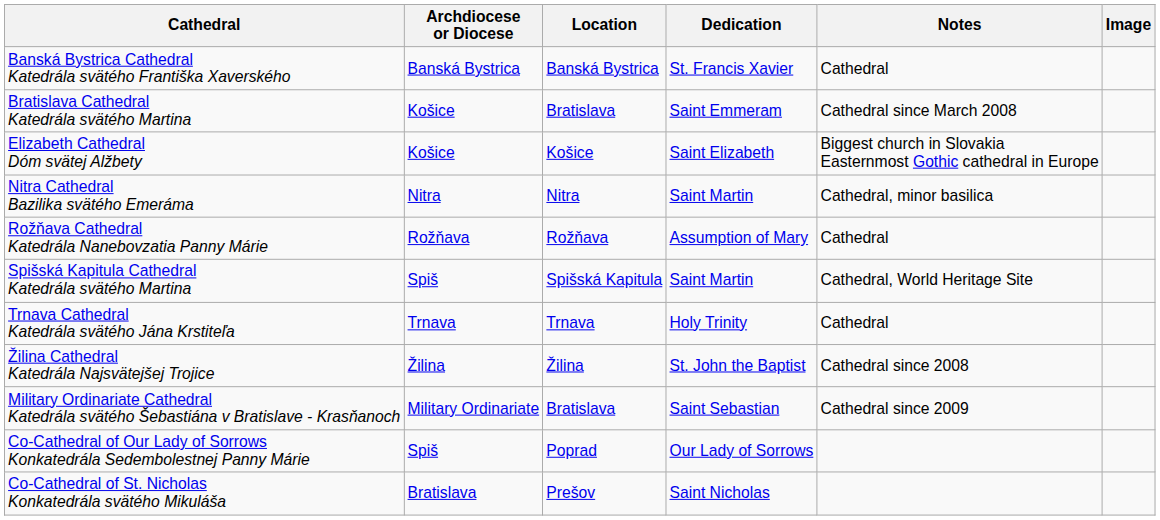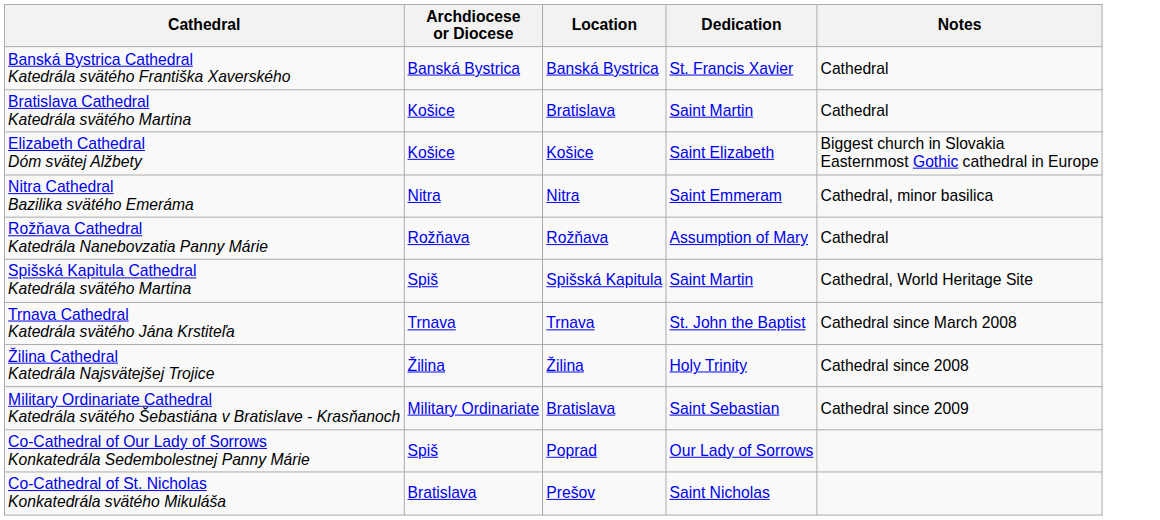- column: (1128, 25)
(726, 110) Saint Emmeram -> (711, 110) Saint Martin
(919, 110) Cathedral since March 2008 -> (855, 110) Cathedral
(711, 195) Saint Martin -> (726, 195) Saint Emmeram
(708, 323) Holy Trinity -> (738, 323) St. John the Baptist
(855, 323) Cathedral -> (919, 323) Cathedral since March 2008
(738, 365) St. John the Baptist -> (708, 365) Holy Trinity
